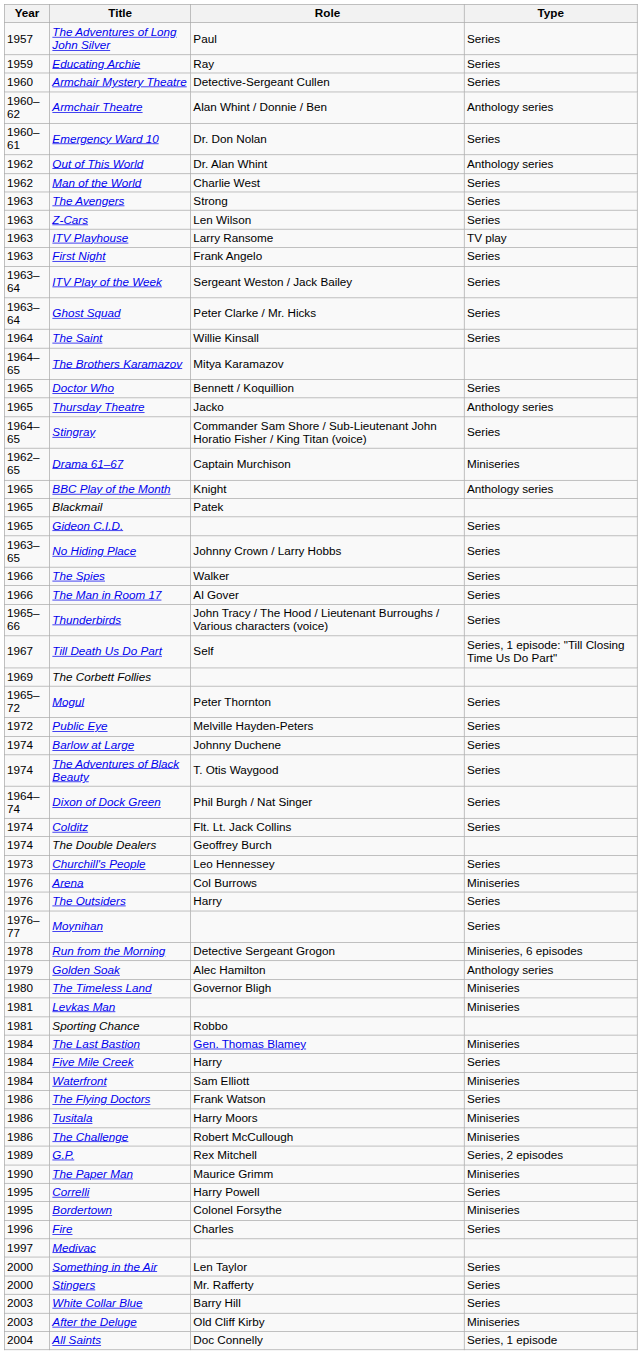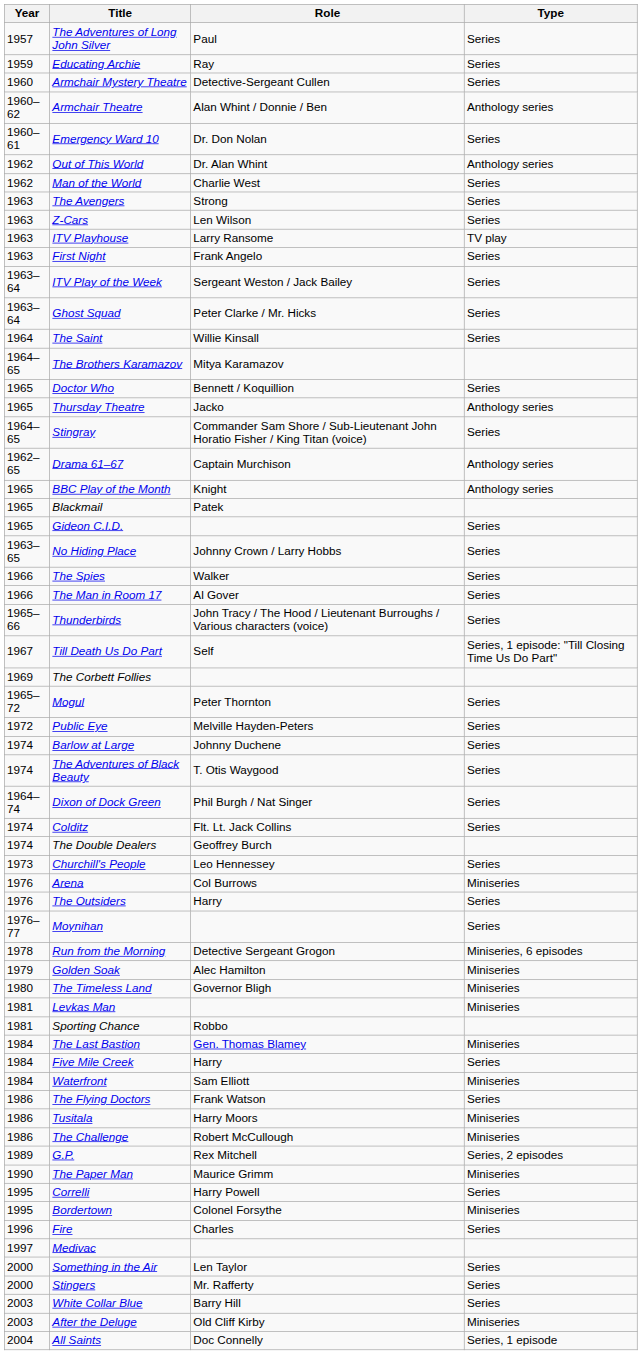(493, 464) Miniseries -> (510, 464) Anthology series
(510, 970) Anthology series -> (493, 970) Miniseries
